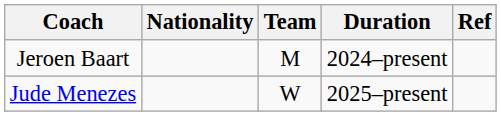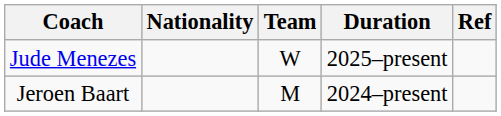rows swapped: (73, 57) <-> (73, 93)
